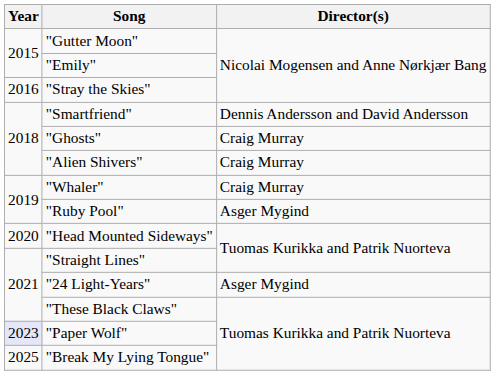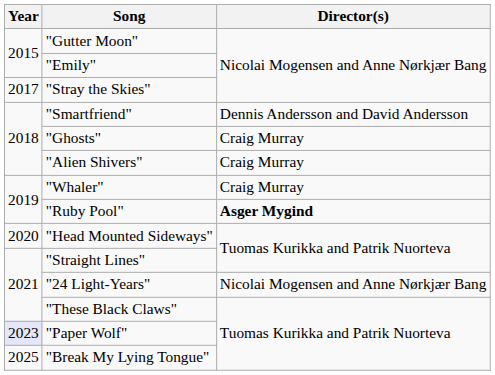(23, 89) 2016 -> (23, 89) 2017
(264, 211) normal -> (266, 211) bold
(264, 284) Asger Mygind -> (353, 284) Nicolai Mogensen and Anne Nørkjær Bang
